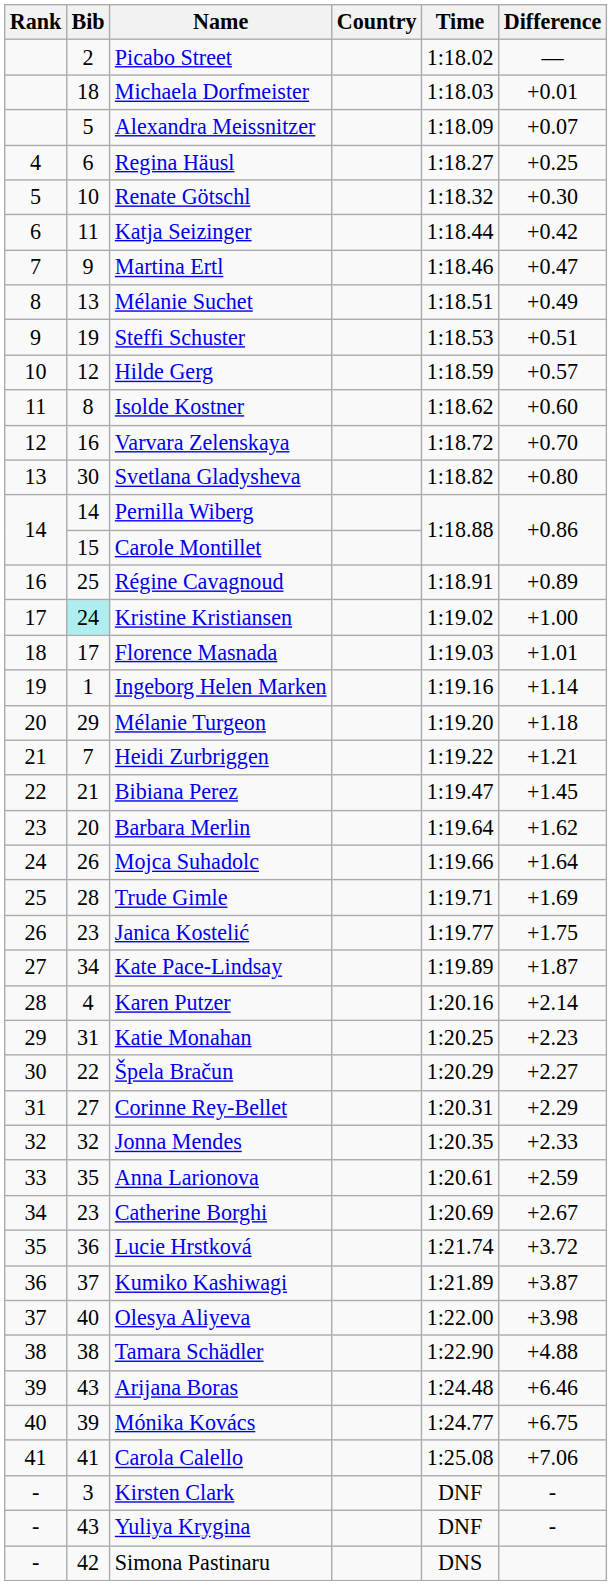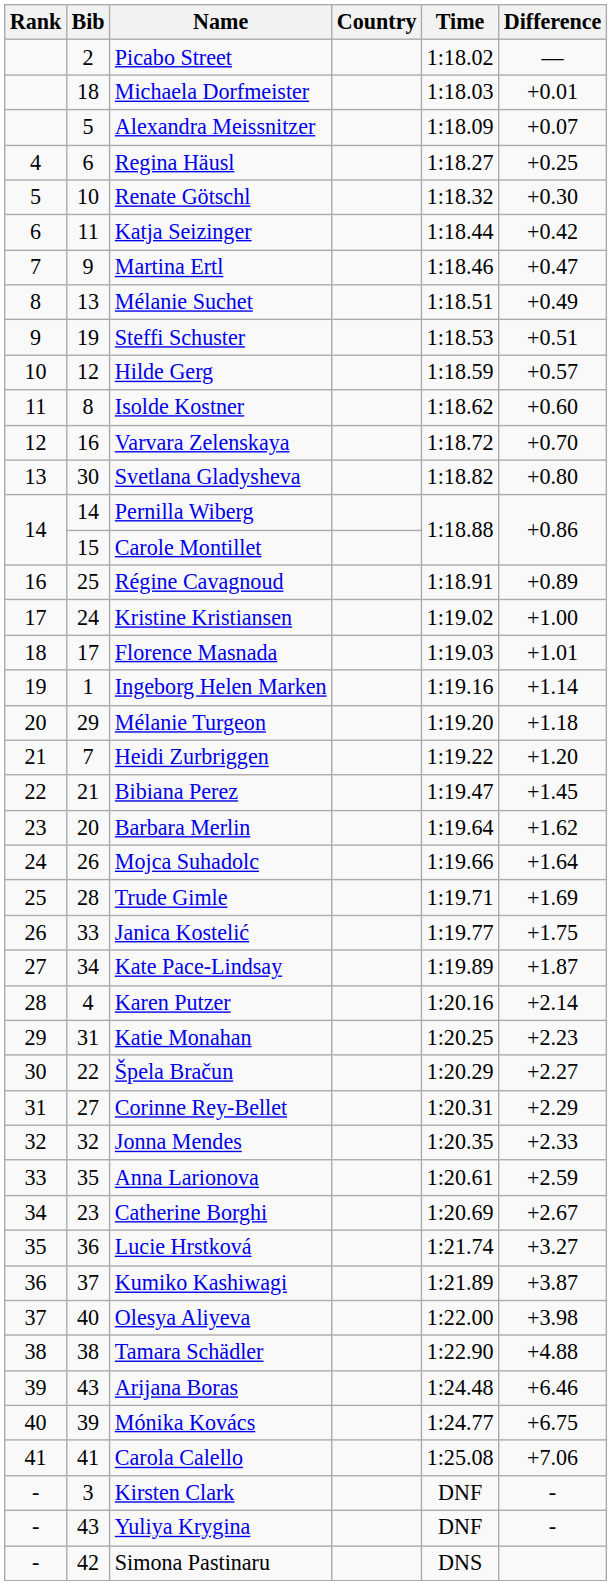(88, 617) paleturquoise background -> (88, 617) no background
(553, 757) +1.21 -> (553, 757) +1.20
(88, 932) 23 -> (88, 932) 33
(553, 1247) +3.72 -> (553, 1247) +3.27
